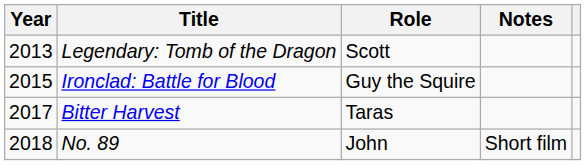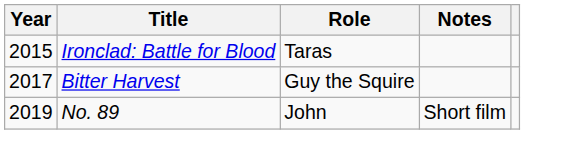- row: (199, 50)
(411, 81) Guy the Squire -> (308, 50) Taras
(369, 112) Taras -> (349, 81) Guy the Squire
(31, 143) 2018 -> (31, 112) 2019
